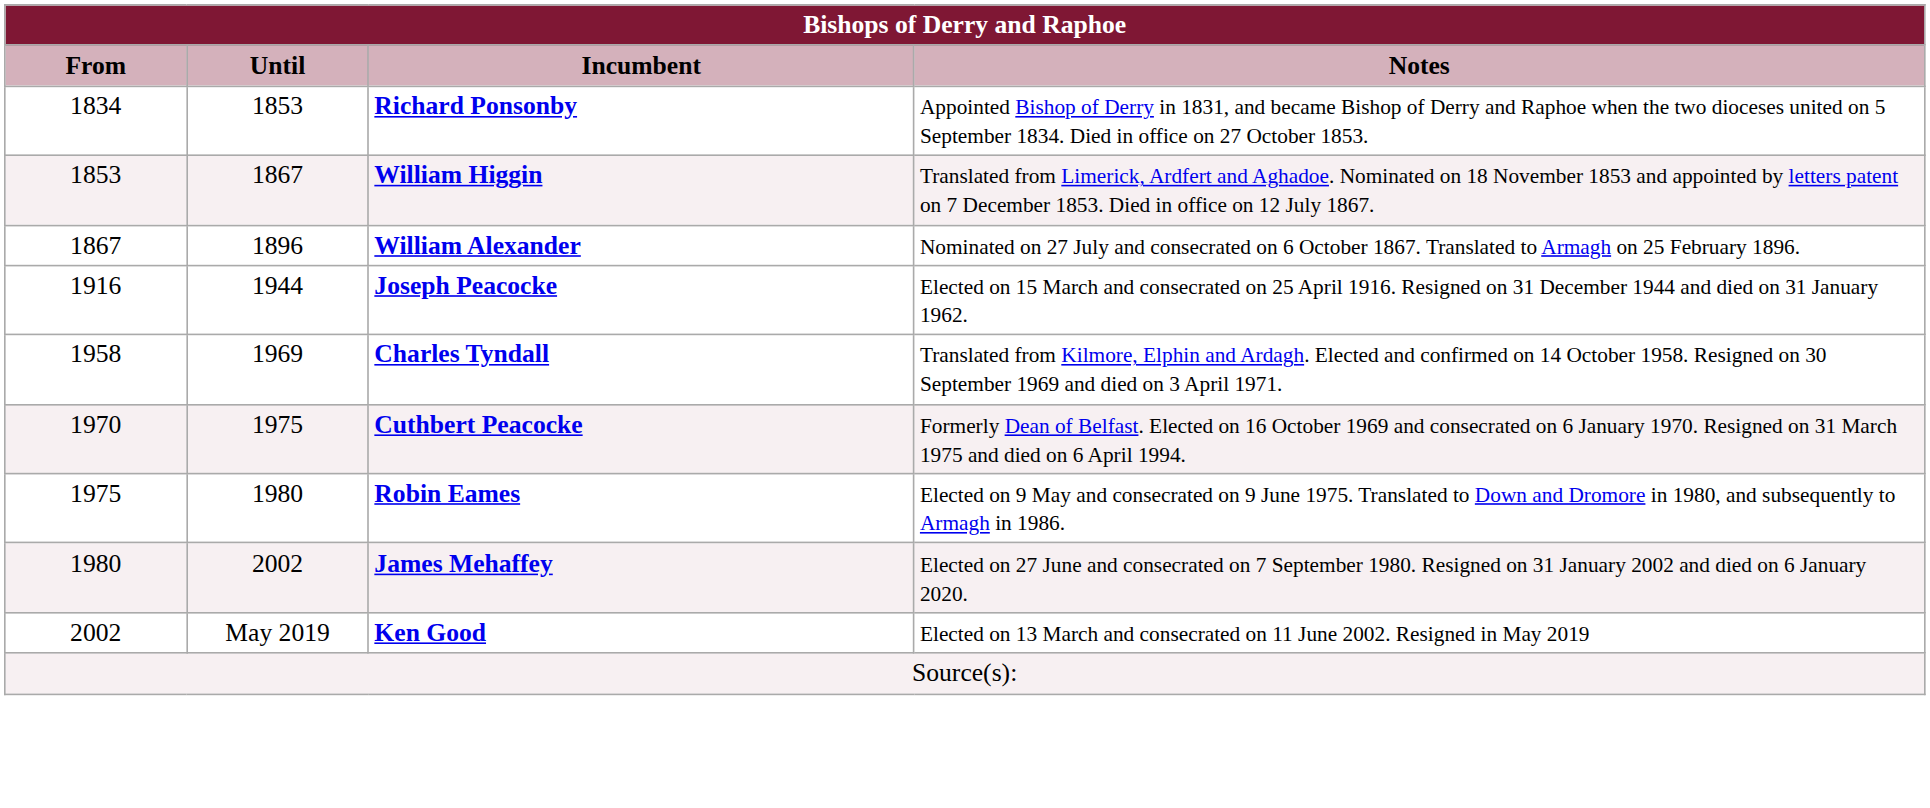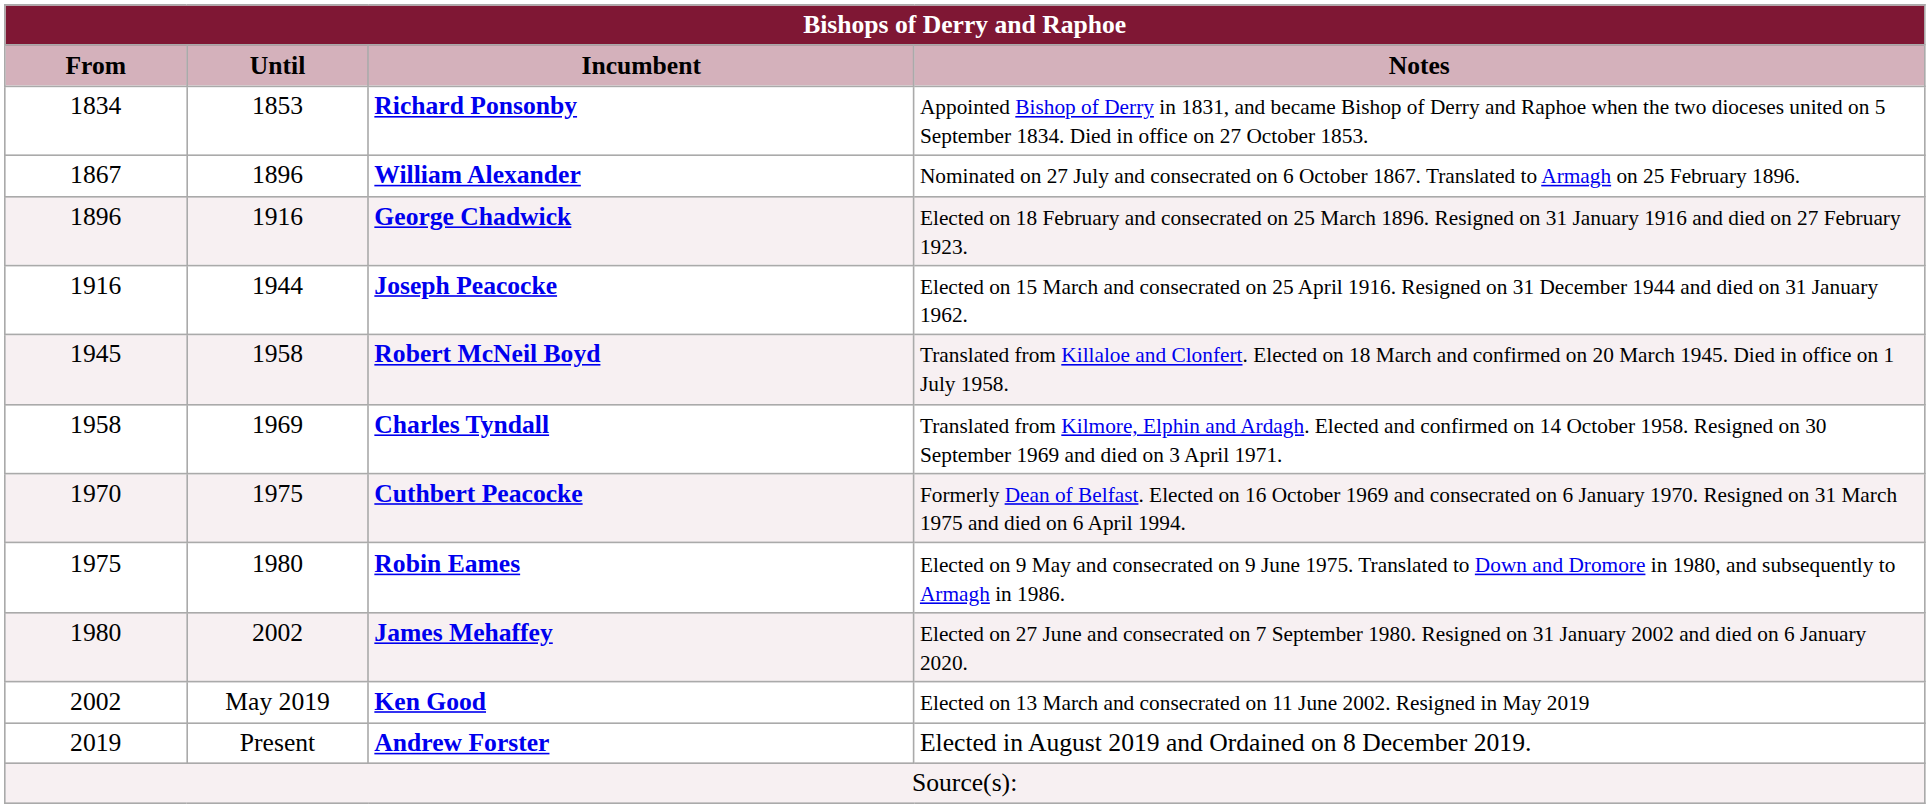- row: (458, 175)
+ row: (473, 216)
+ row: (487, 354)
+ row: (462, 742)
